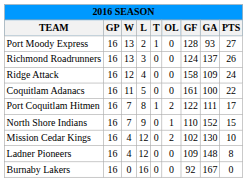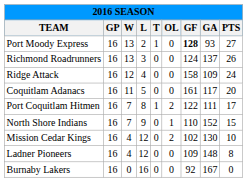(191, 43) normal -> (191, 43) bold
(210, 91) 100 -> (210, 91) 117
(231, 91) 22 -> (231, 91) 20
